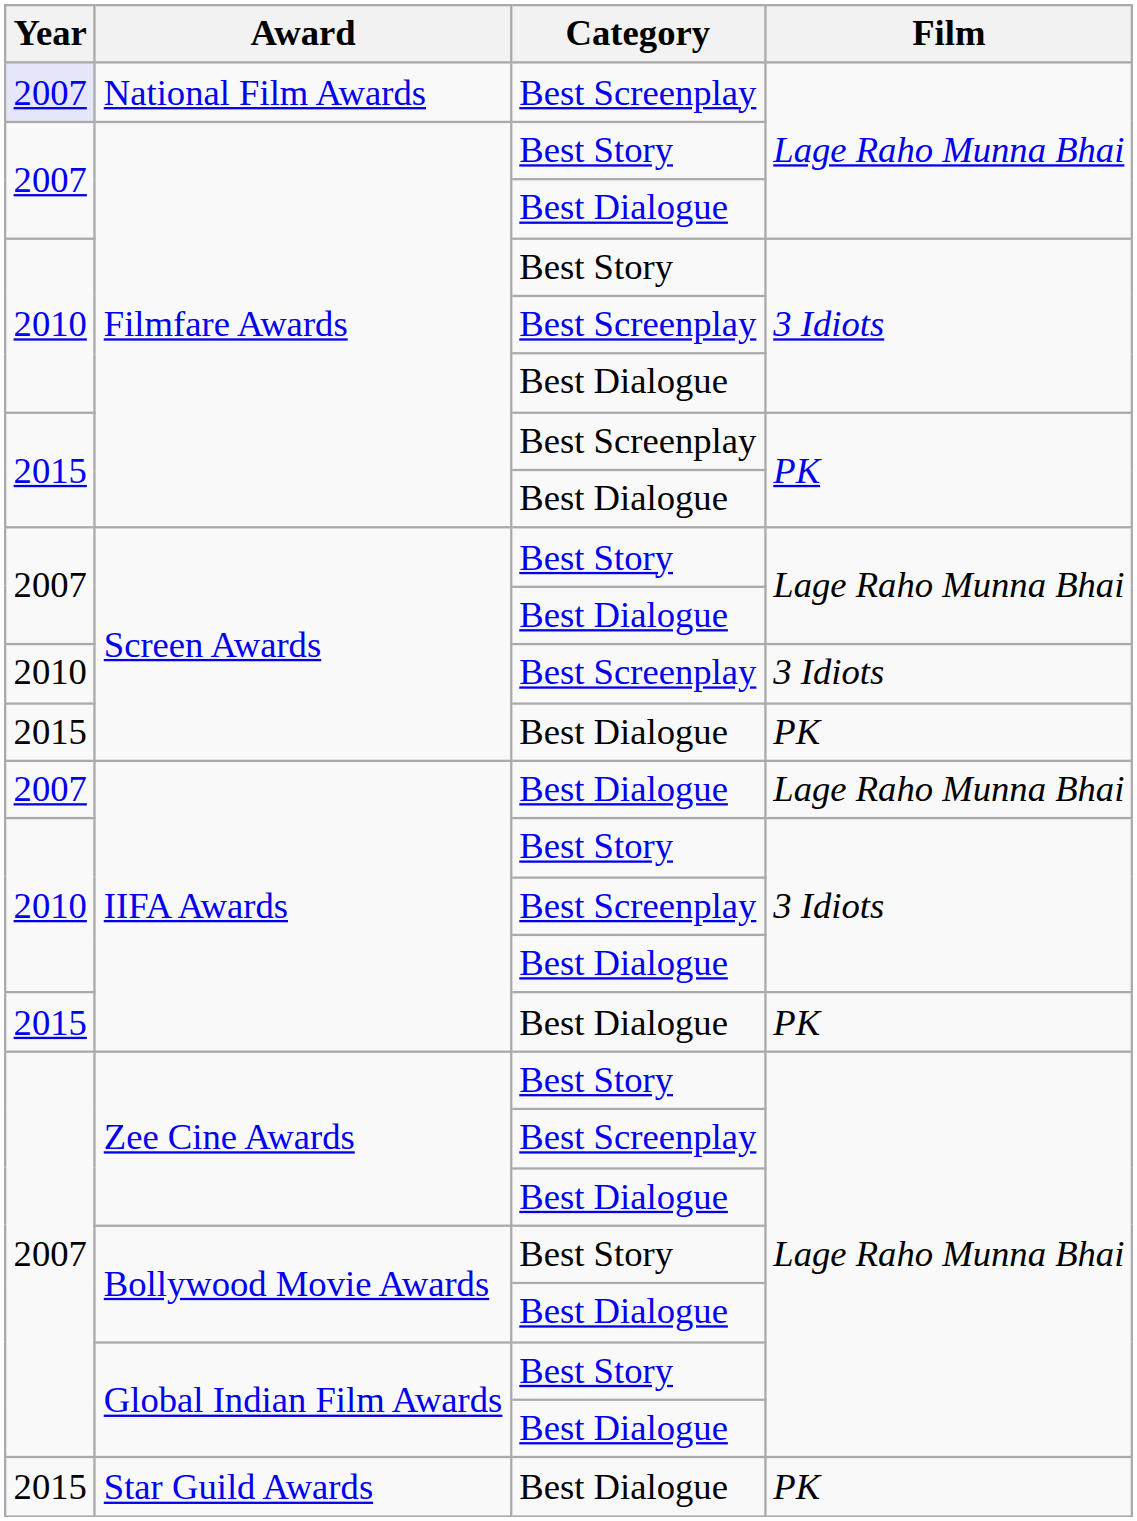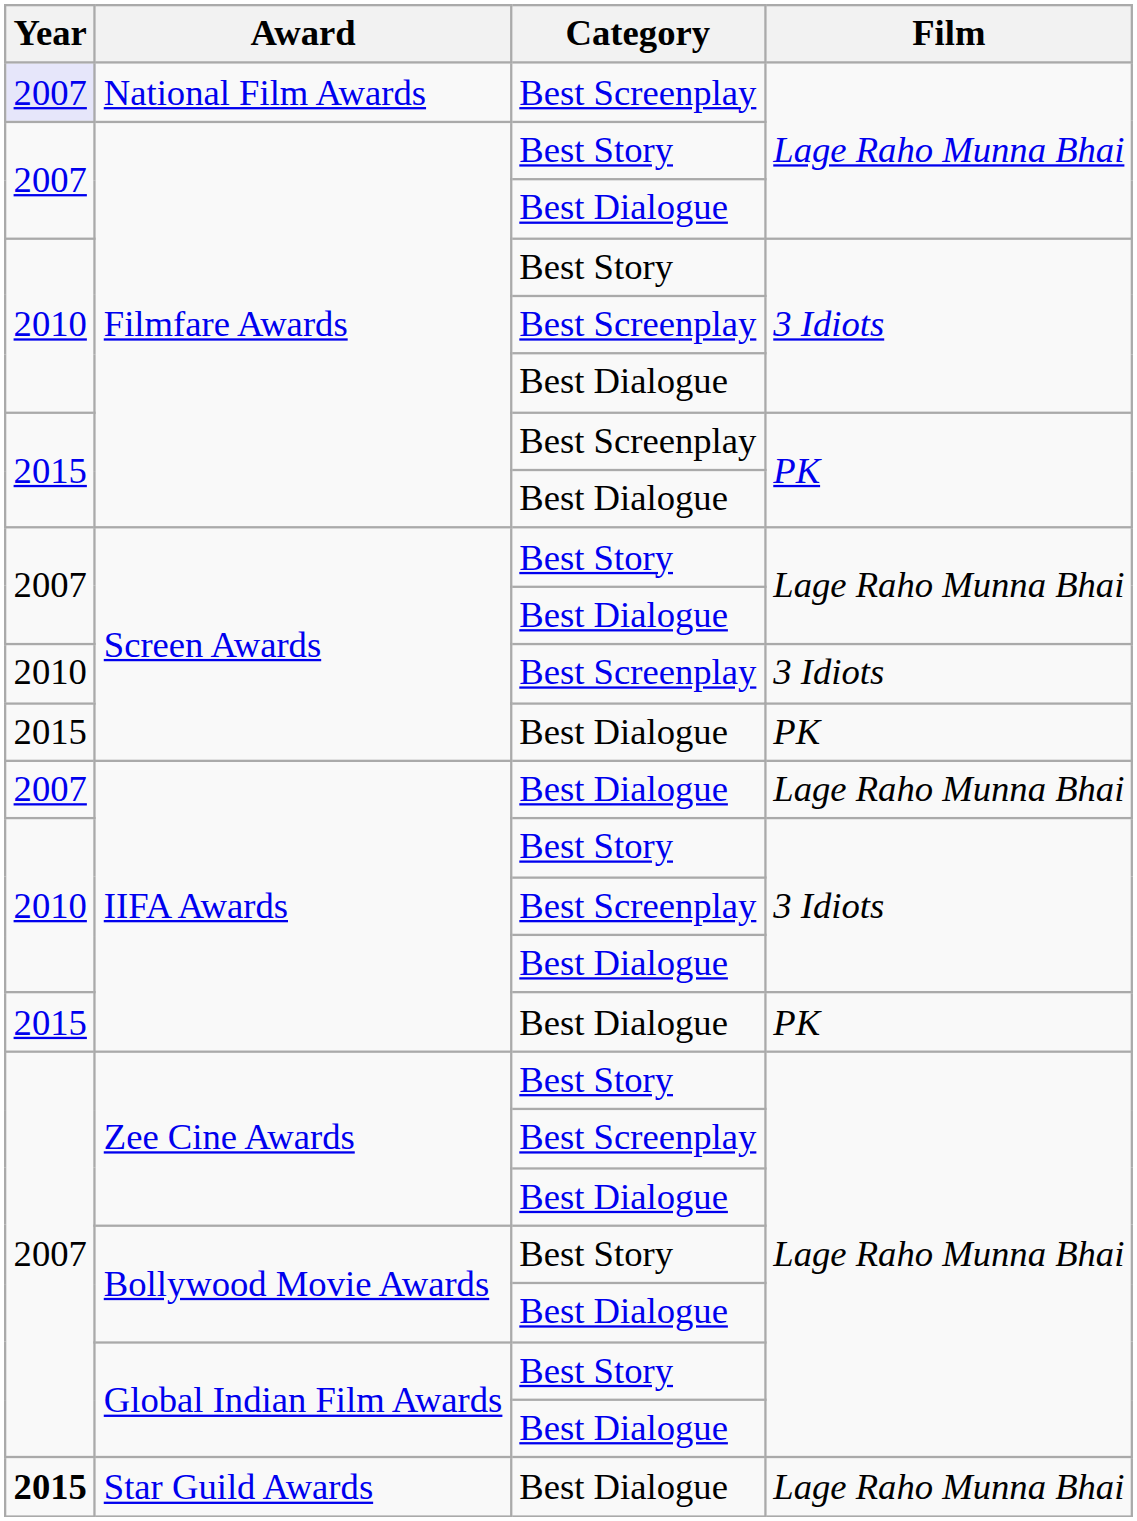(50, 1486) normal -> (50, 1486) bold
(797, 1486) PK -> (949, 1486) Lage Raho Munna Bhai
